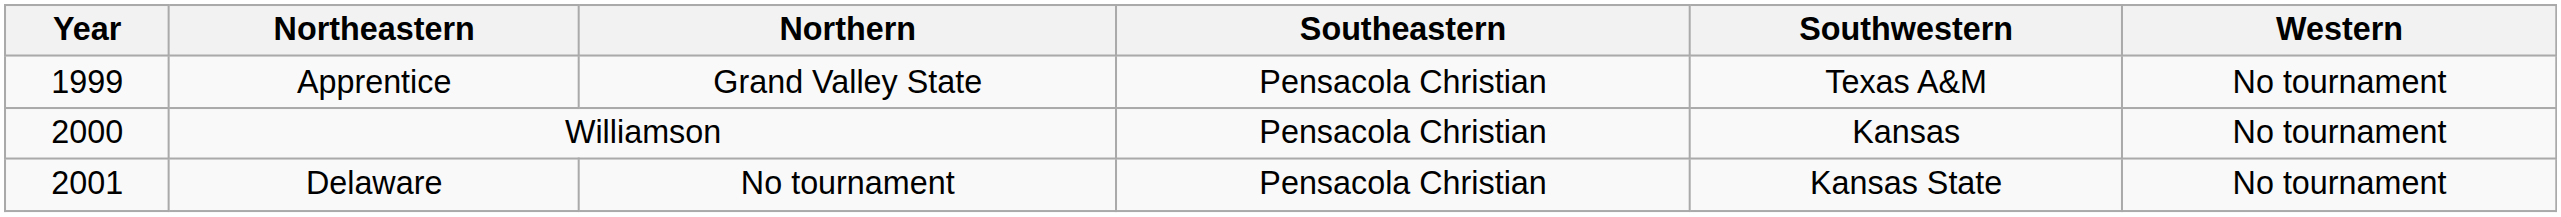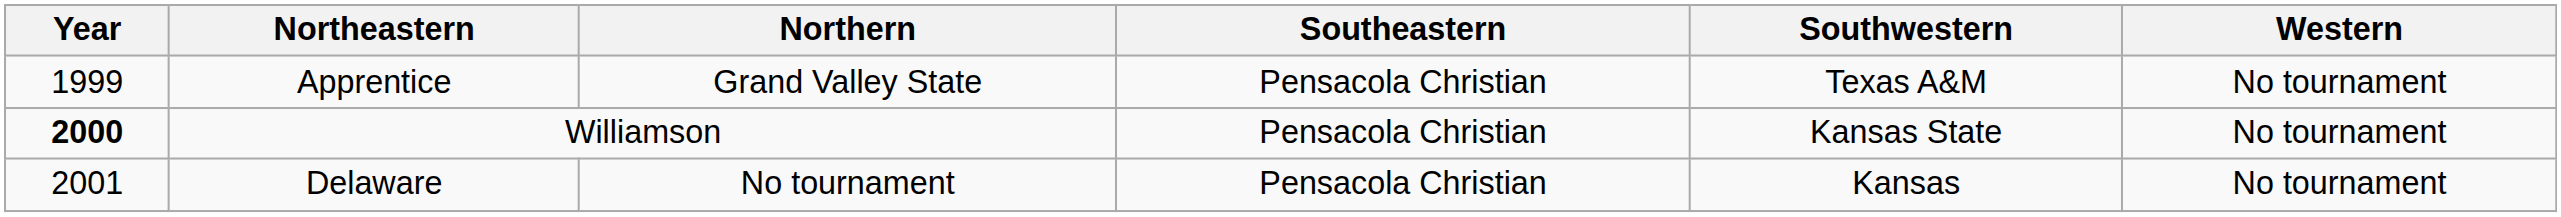(87, 132) normal -> (87, 132) bold
(1906, 132) Kansas -> (1906, 132) Kansas State
(1906, 183) Kansas State -> (1906, 183) Kansas
